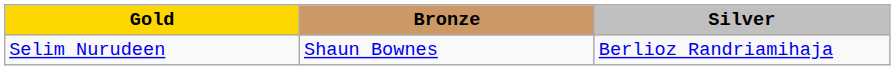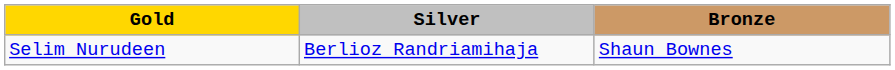columns swapped: (742, 20) <-> (447, 20)
